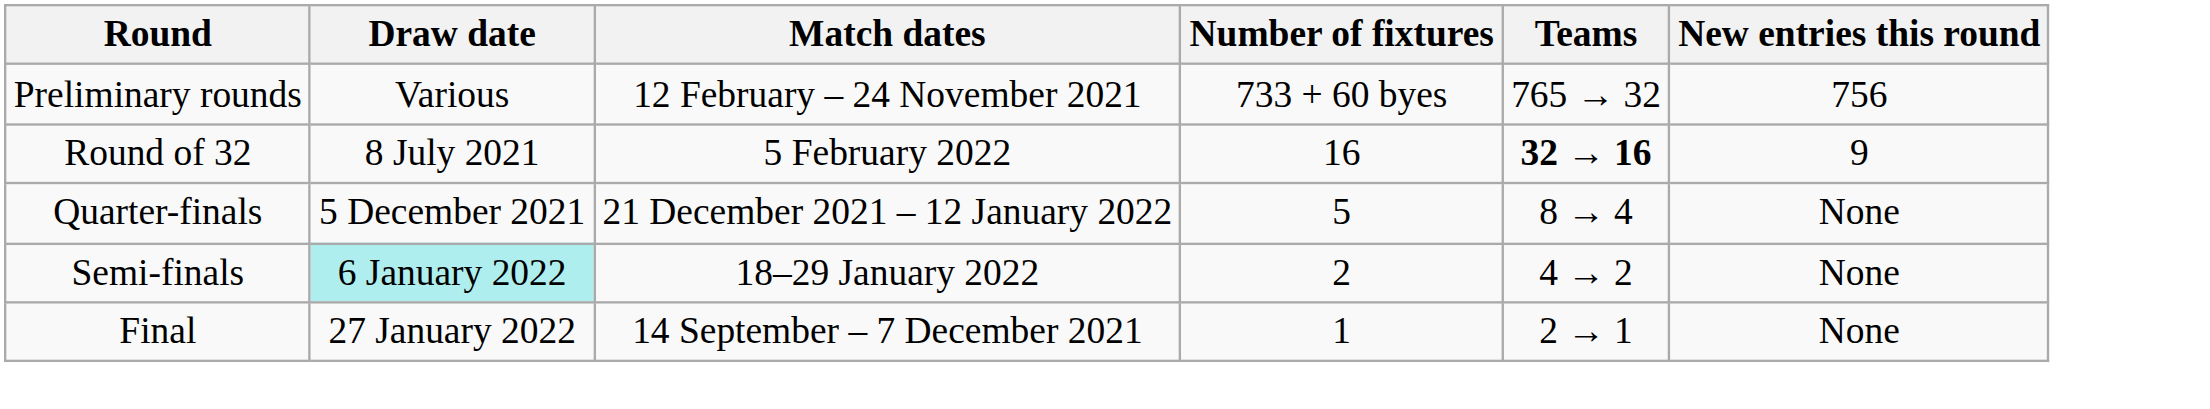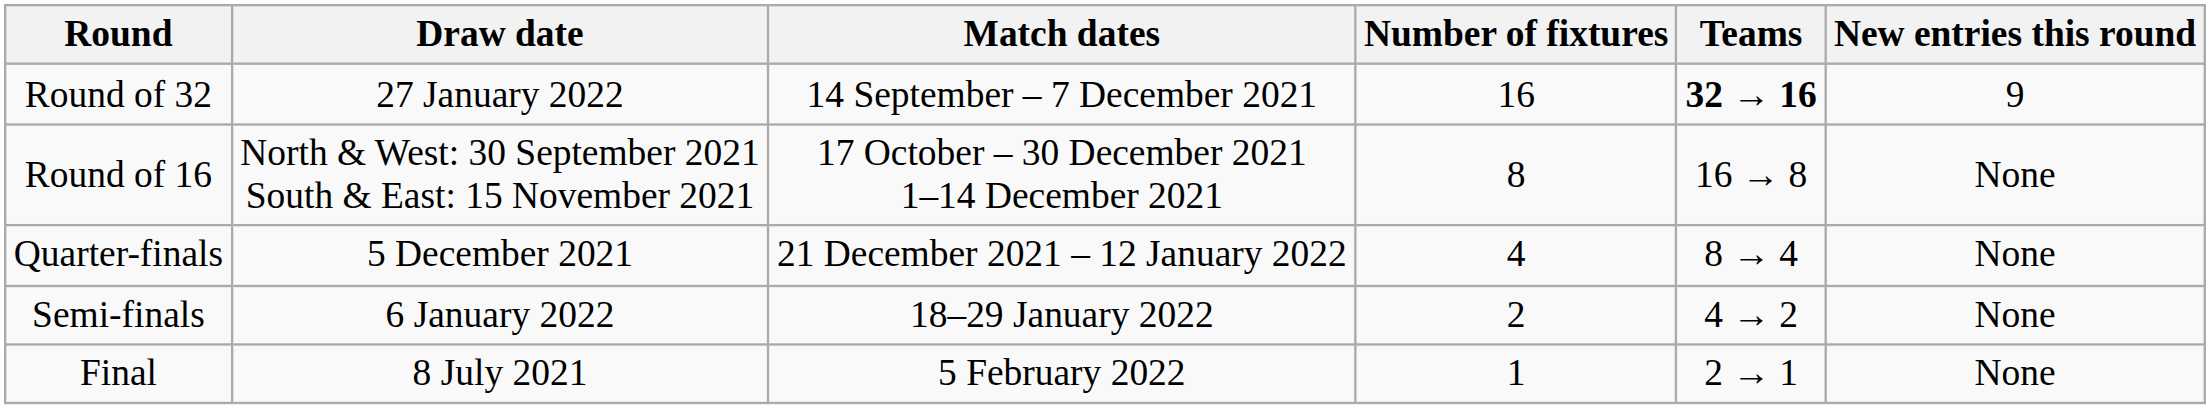- row: (158, 93)
(452, 152) 8 July 2021 -> (500, 93) 27 January 2022
(887, 152) 5 February 2022 -> (1062, 93) 14 September – 7 December 2021
+ row: (118, 174)
(1342, 212) 5 -> (1516, 254) 4
(452, 271) paleturquoise background -> (500, 313) no background
(452, 331) 27 January 2022 -> (500, 373) 8 July 2021
(887, 331) 14 September – 7 December 2021 -> (1062, 373) 5 February 2022
